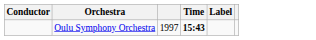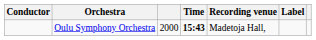+ column: (243, 12)
(169, 27) 1997 -> (169, 27) 2000
